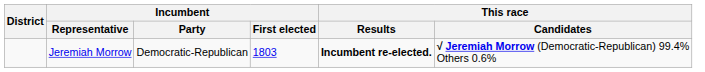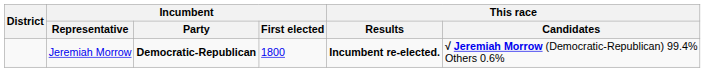(192, 53) normal -> (196, 53) bold
(265, 53) 1803 -> (273, 53) 1800
